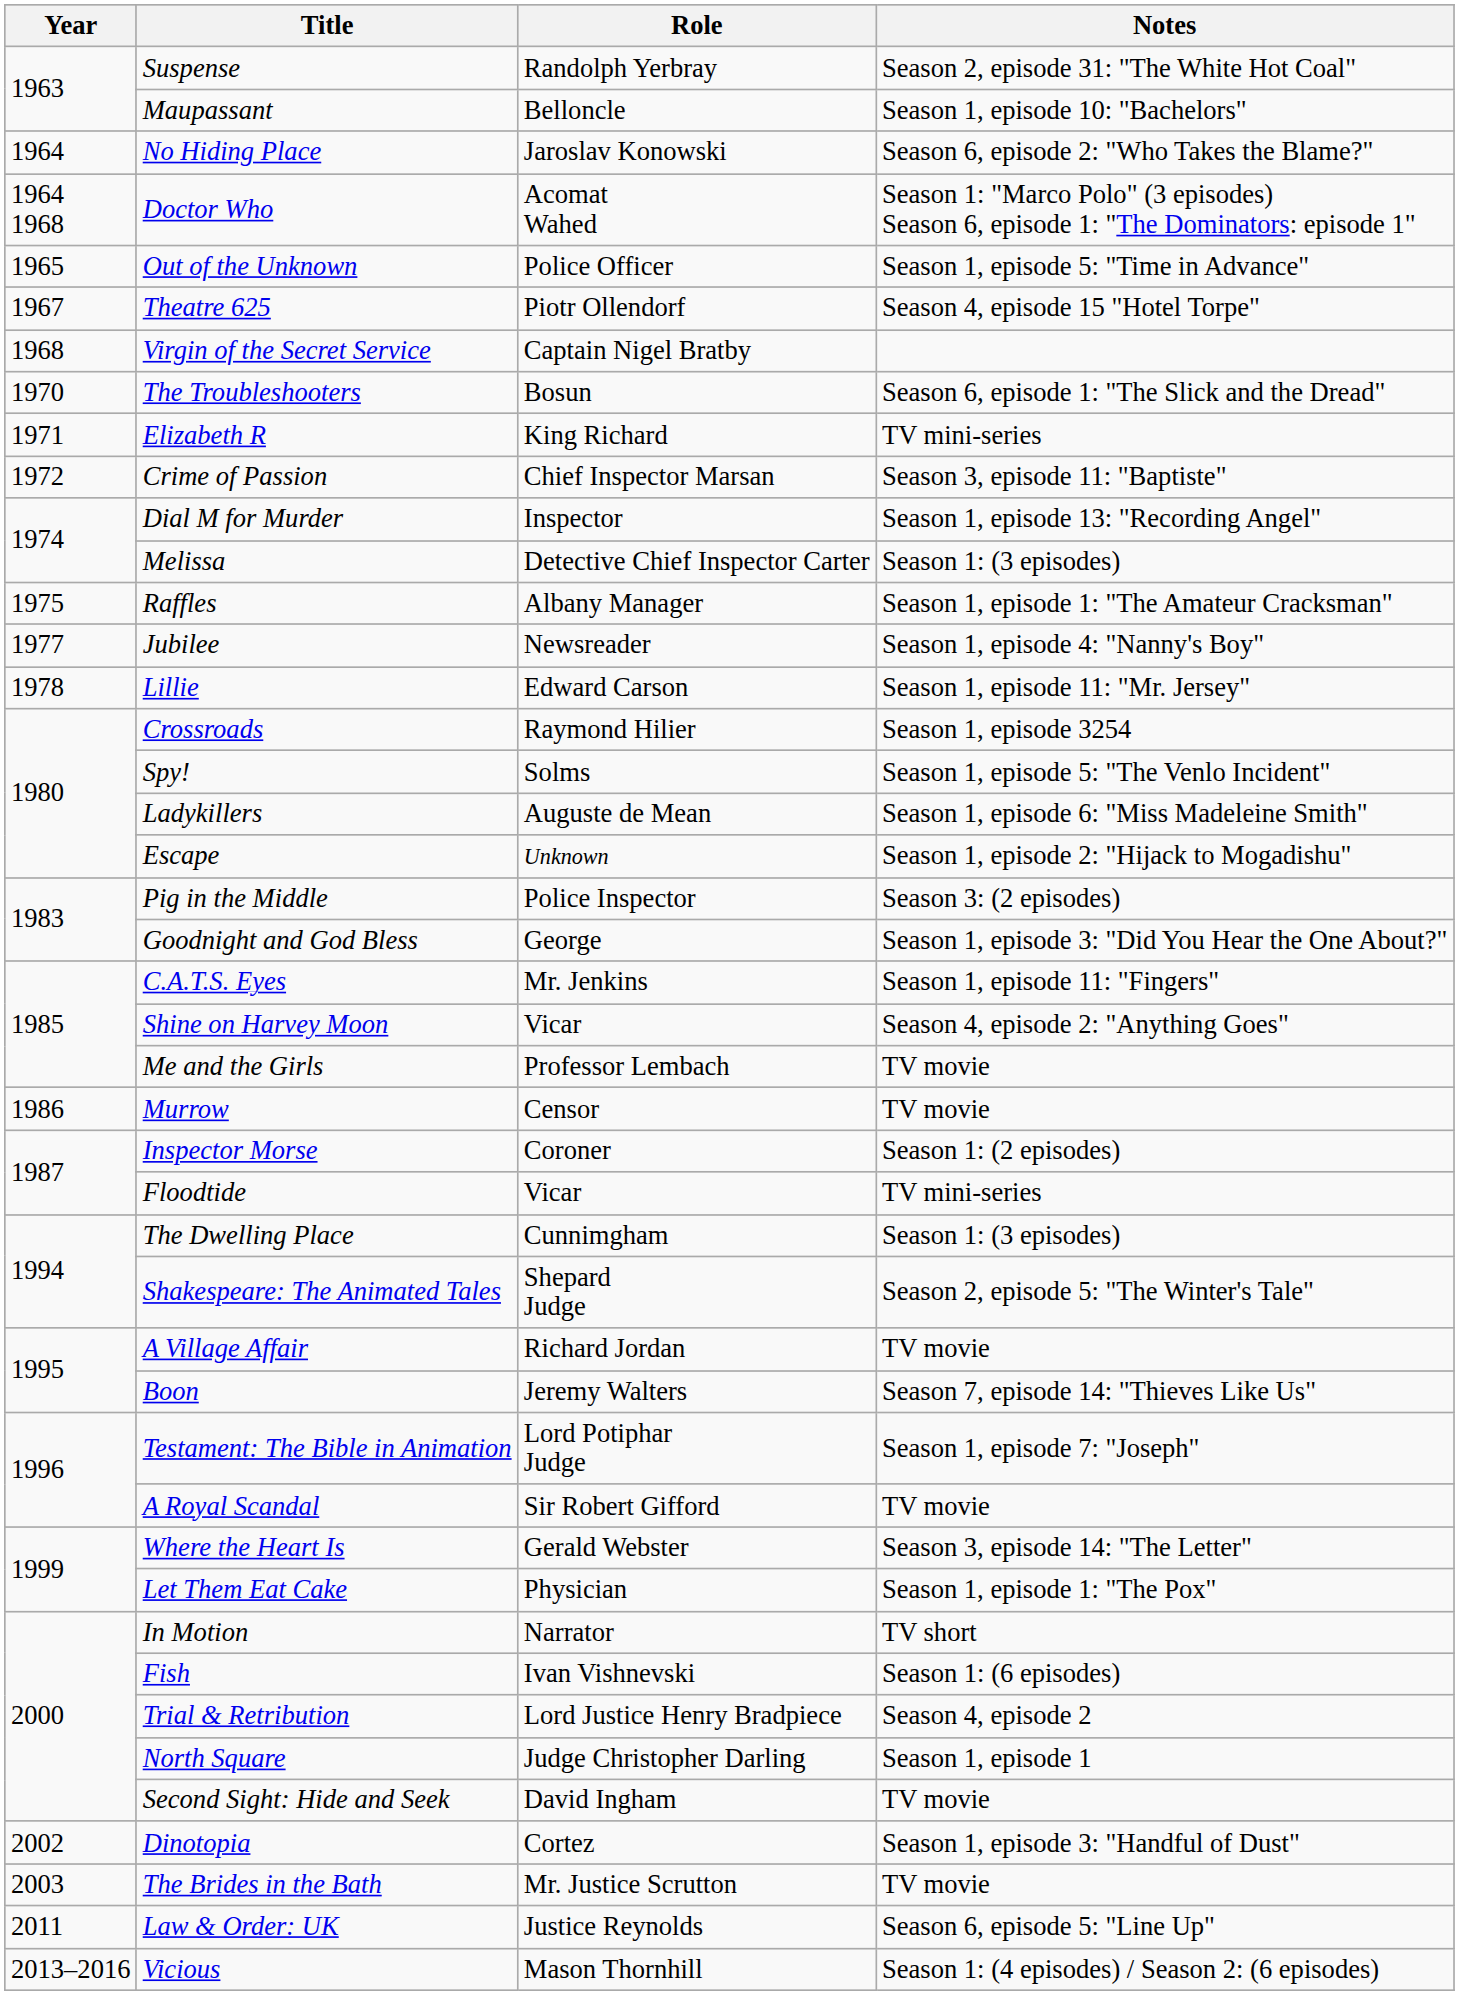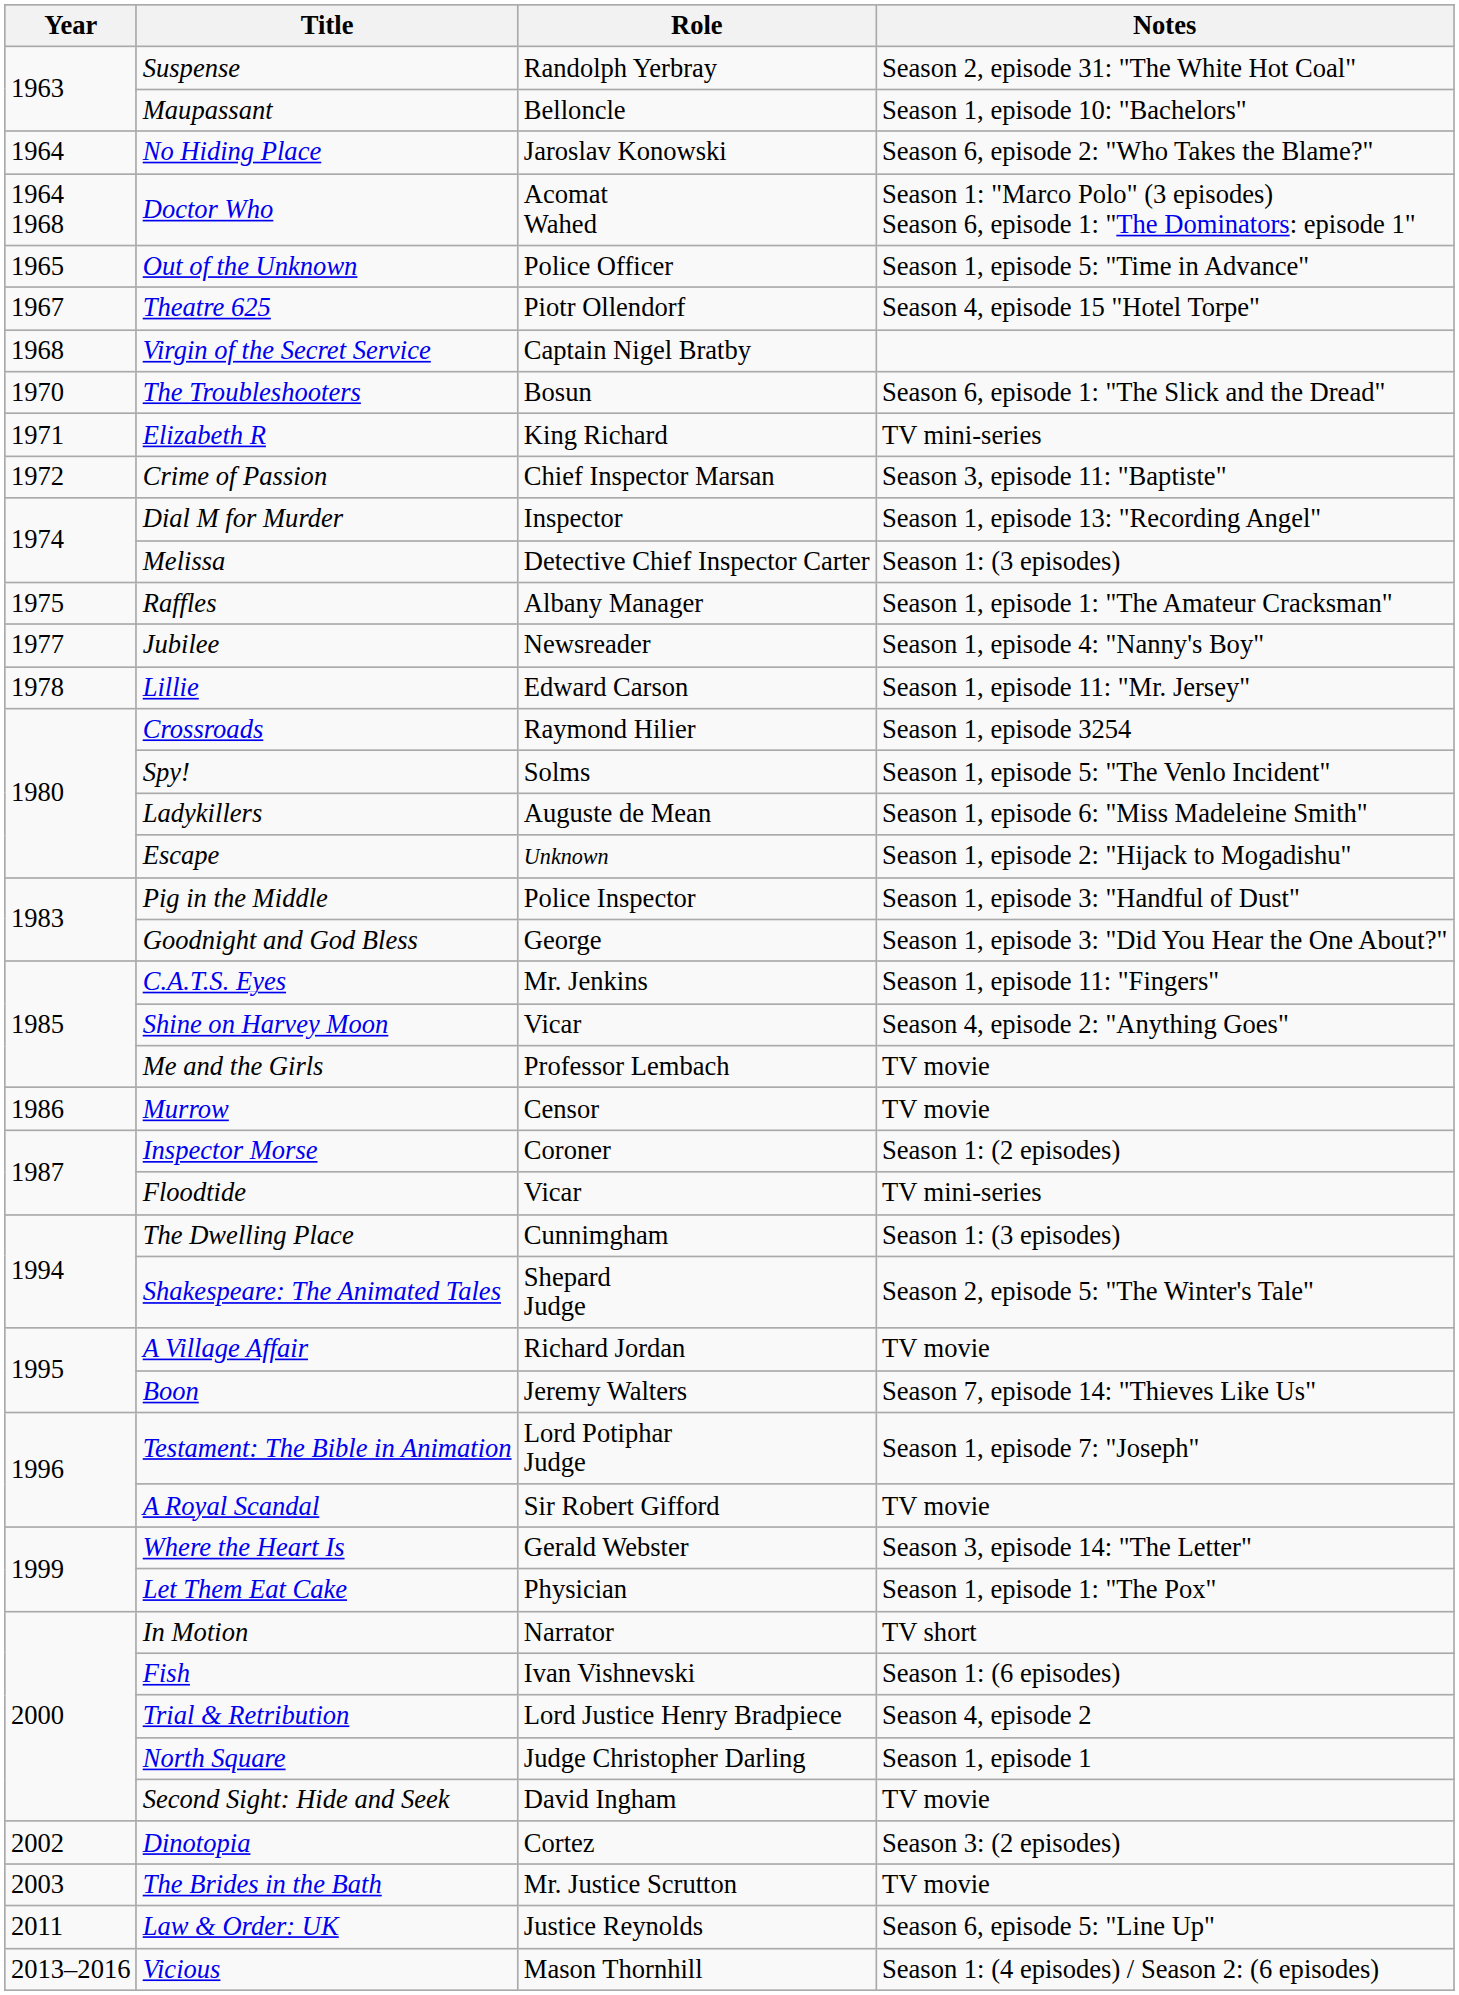(1001, 897) Season 3: (2 episodes) -> (1091, 897) Season 1, episode 3: "Handful of Dust"
(1091, 1842) Season 1, episode 3: "Handful of Dust" -> (1001, 1842) Season 3: (2 episodes)
